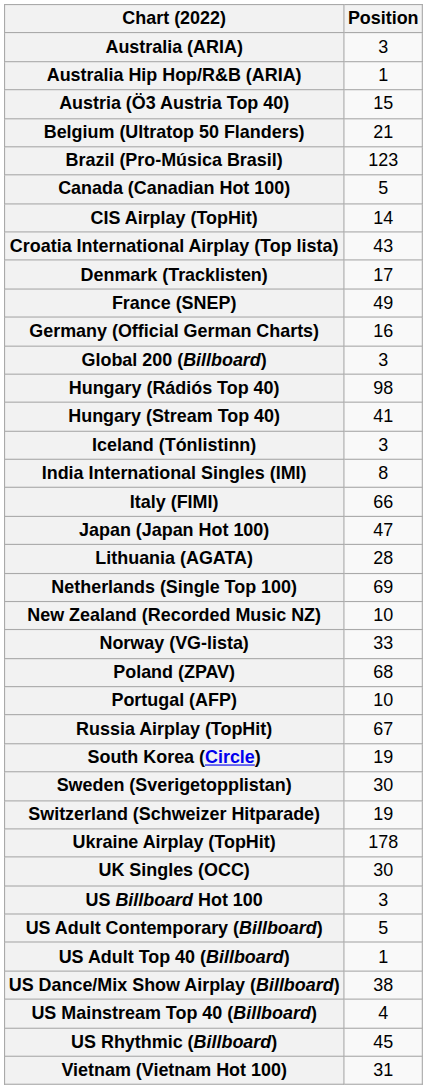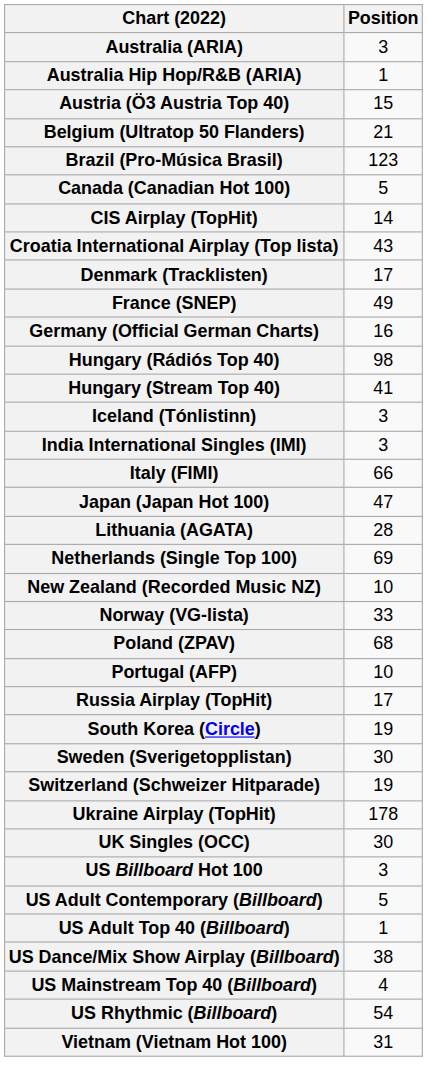- row: (174, 359)
(383, 473) 8 -> (383, 445) 3
(383, 729) 67 -> (383, 700) 17
(383, 1041) 45 -> (383, 1013) 54
